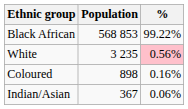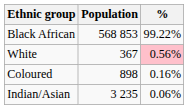(124, 54) 3 235 -> (129, 54) 367
(129, 94) 367 -> (124, 94) 3 235
